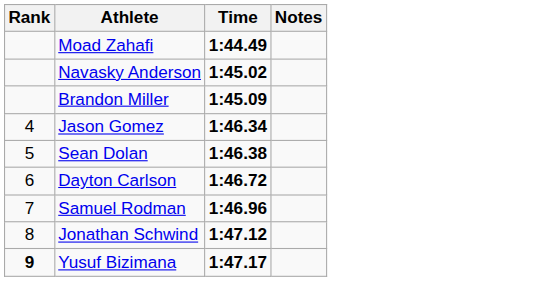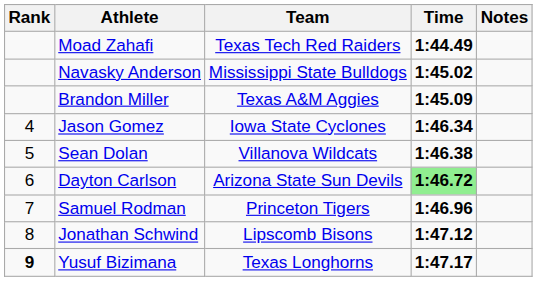+ column: (308, 18)
(238, 180) no background -> (444, 180) lightgreen background
